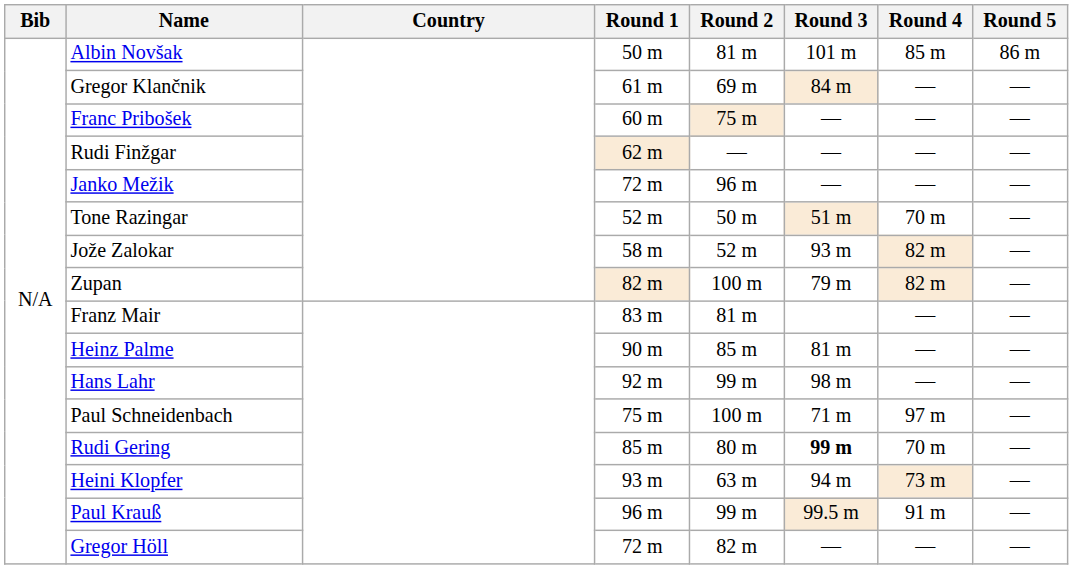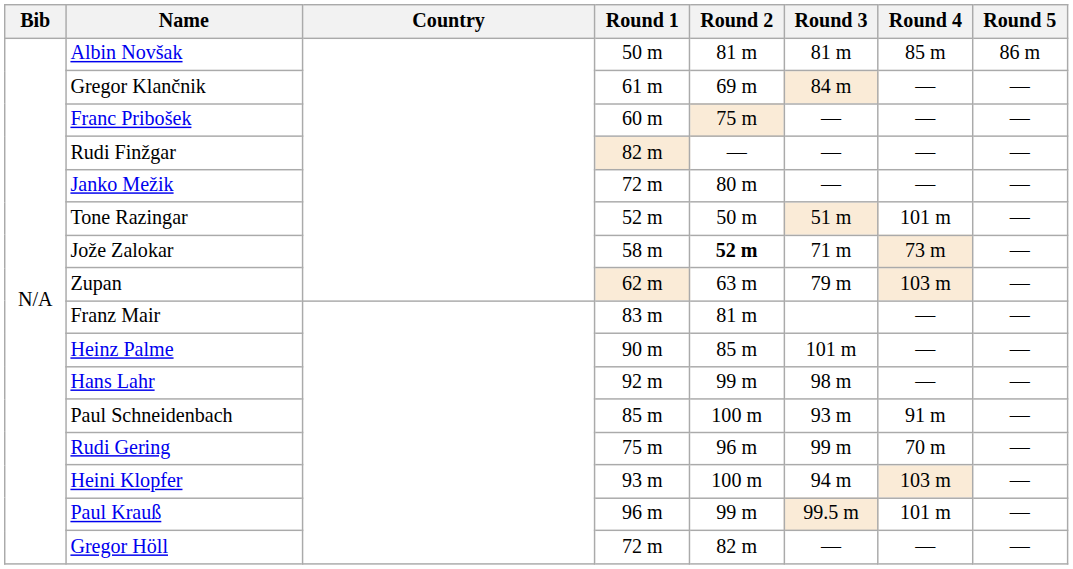(831, 53) 101 m -> (831, 53) 81 m
(642, 152) 62 m -> (642, 152) 82 m
(737, 184) 96 m -> (737, 184) 80 m
(925, 217) 70 m -> (925, 217) 101 m
(737, 250) normal -> (737, 250) bold
(831, 250) 93 m -> (831, 250) 71 m
(925, 250) 82 m -> (925, 250) 73 m
(642, 283) 82 m -> (642, 283) 62 m
(737, 283) 100 m -> (737, 283) 63 m
(925, 283) 82 m -> (925, 283) 103 m
(831, 349) 81 m -> (831, 349) 101 m
(642, 414) 75 m -> (642, 414) 85 m
(831, 414) 71 m -> (831, 414) 93 m
(925, 414) 97 m -> (925, 414) 91 m
(642, 447) 85 m -> (642, 447) 75 m
(737, 447) 80 m -> (737, 447) 96 m
(831, 447) bold -> (831, 447) normal
(737, 480) 63 m -> (737, 480) 100 m
(925, 480) 73 m -> (925, 480) 103 m
(925, 513) 91 m -> (925, 513) 101 m
